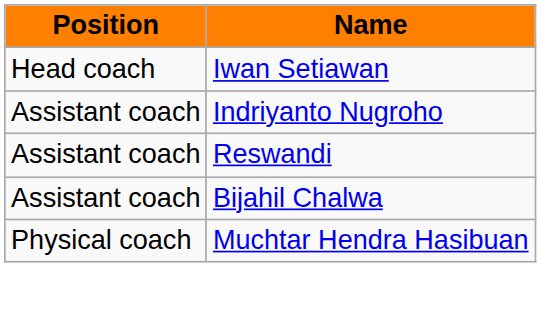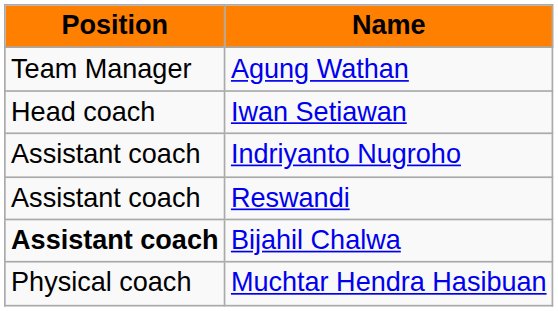+ row: (320, 68)
(106, 197) normal -> (115, 240) bold
